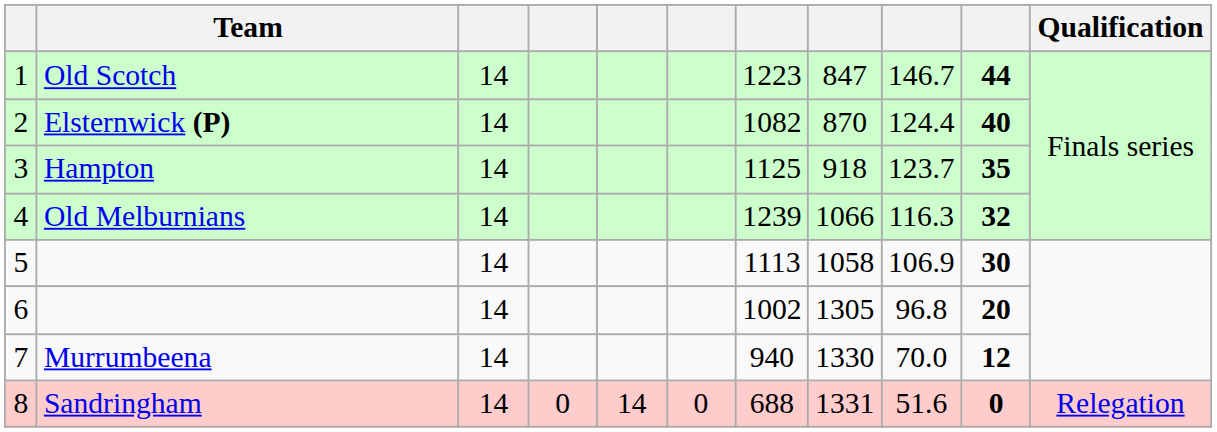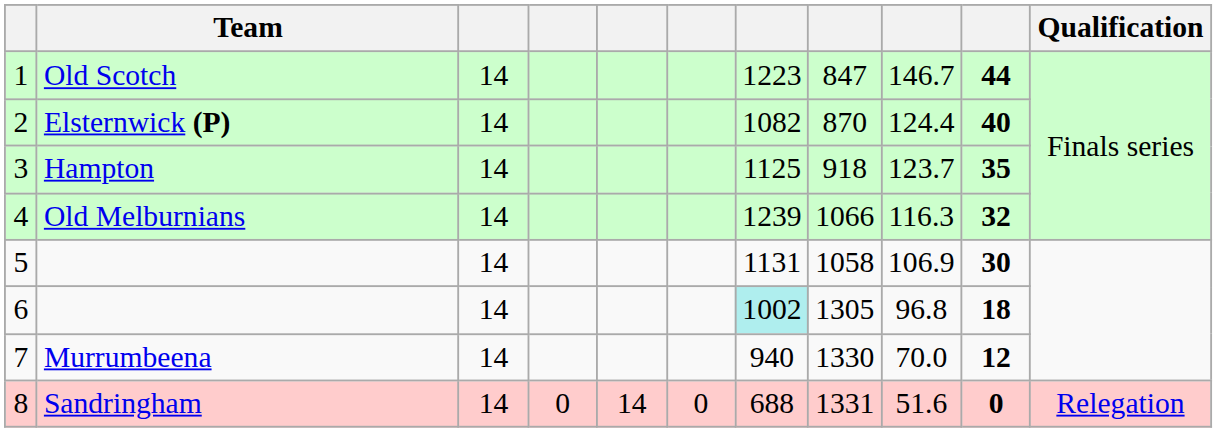(772, 262) 1113 -> (772, 262) 1131
(772, 309) no background -> (772, 309) paleturquoise background
(996, 309) 20 -> (996, 309) 18
